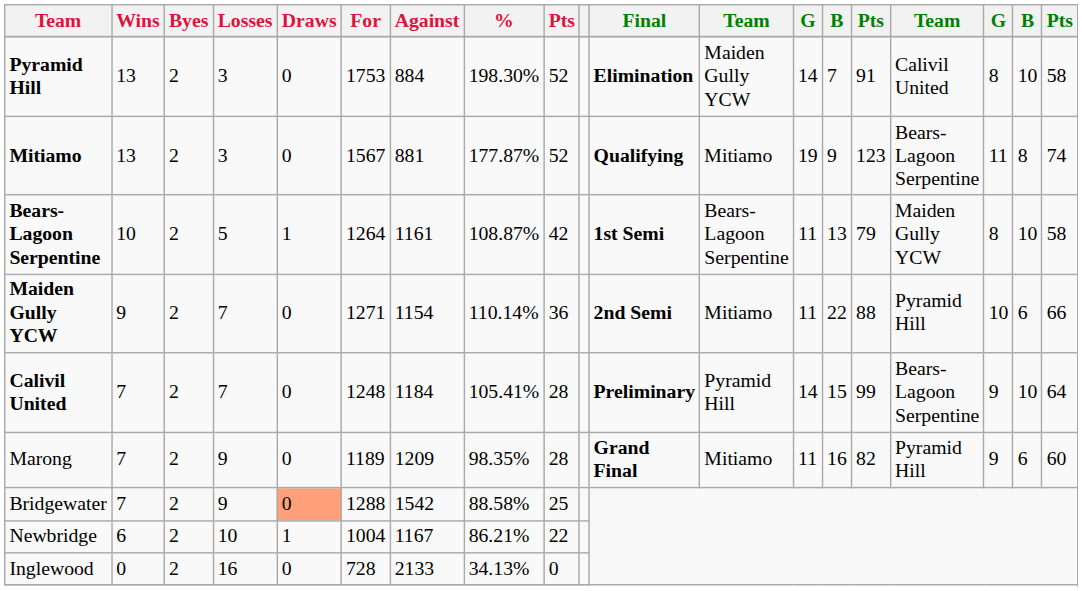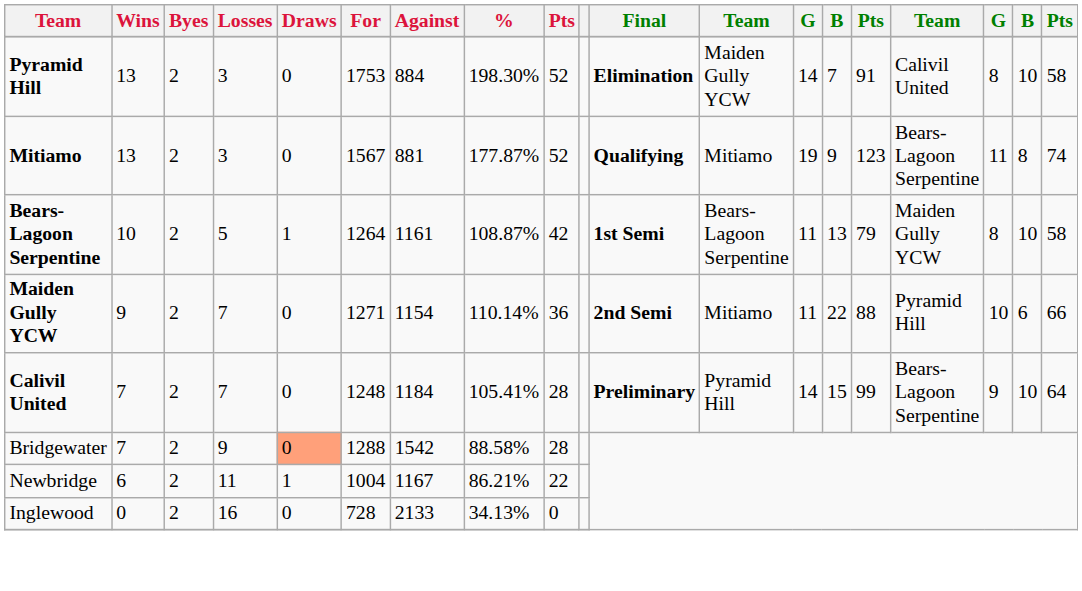- row: (41, 459)
(558, 503) 25 -> (558, 447) 28
(228, 535) 10 -> (227, 480) 11
